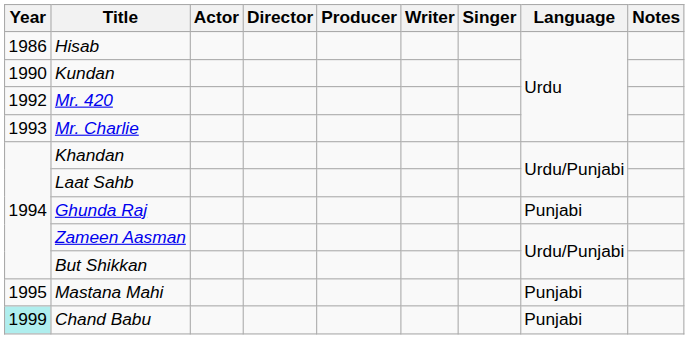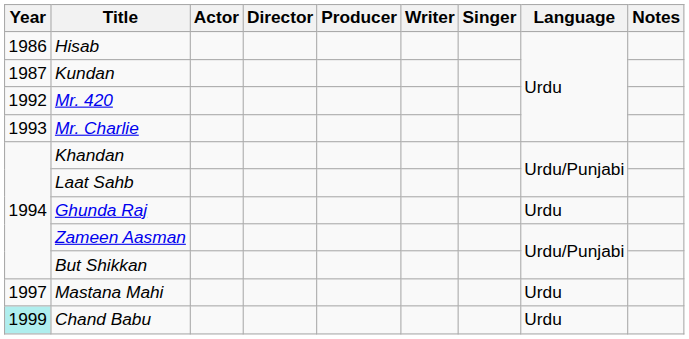(28, 73) 1990 -> (28, 73) 1987
(553, 210) Punjabi -> (543, 210) Urdu
(28, 292) 1995 -> (28, 292) 1997
(553, 292) Punjabi -> (543, 292) Urdu
(553, 319) Punjabi -> (543, 319) Urdu
